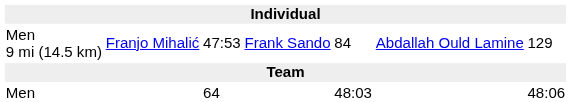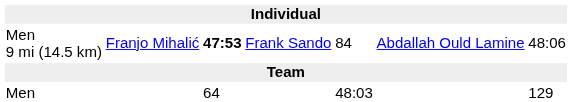(222, 43) normal -> (222, 43) bold
(540, 43) 129 -> (547, 43) 48:06
(546, 93) 48:06 -> (541, 93) 129
